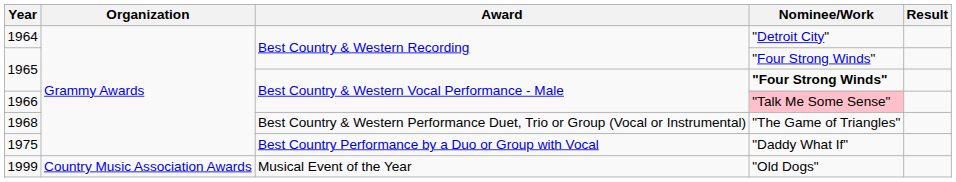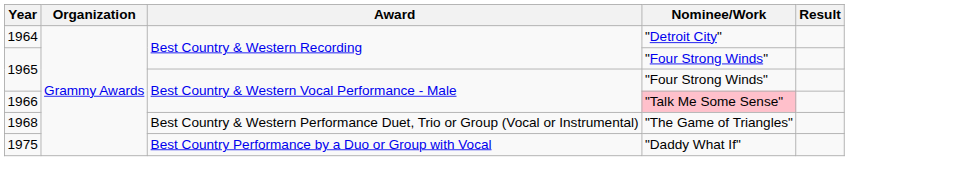(820, 79) bold -> (706, 79) normal
- row: (23, 166)
